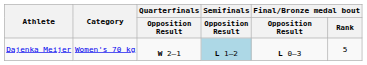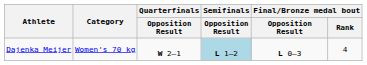(345, 49) 5 -> (345, 49) 4
